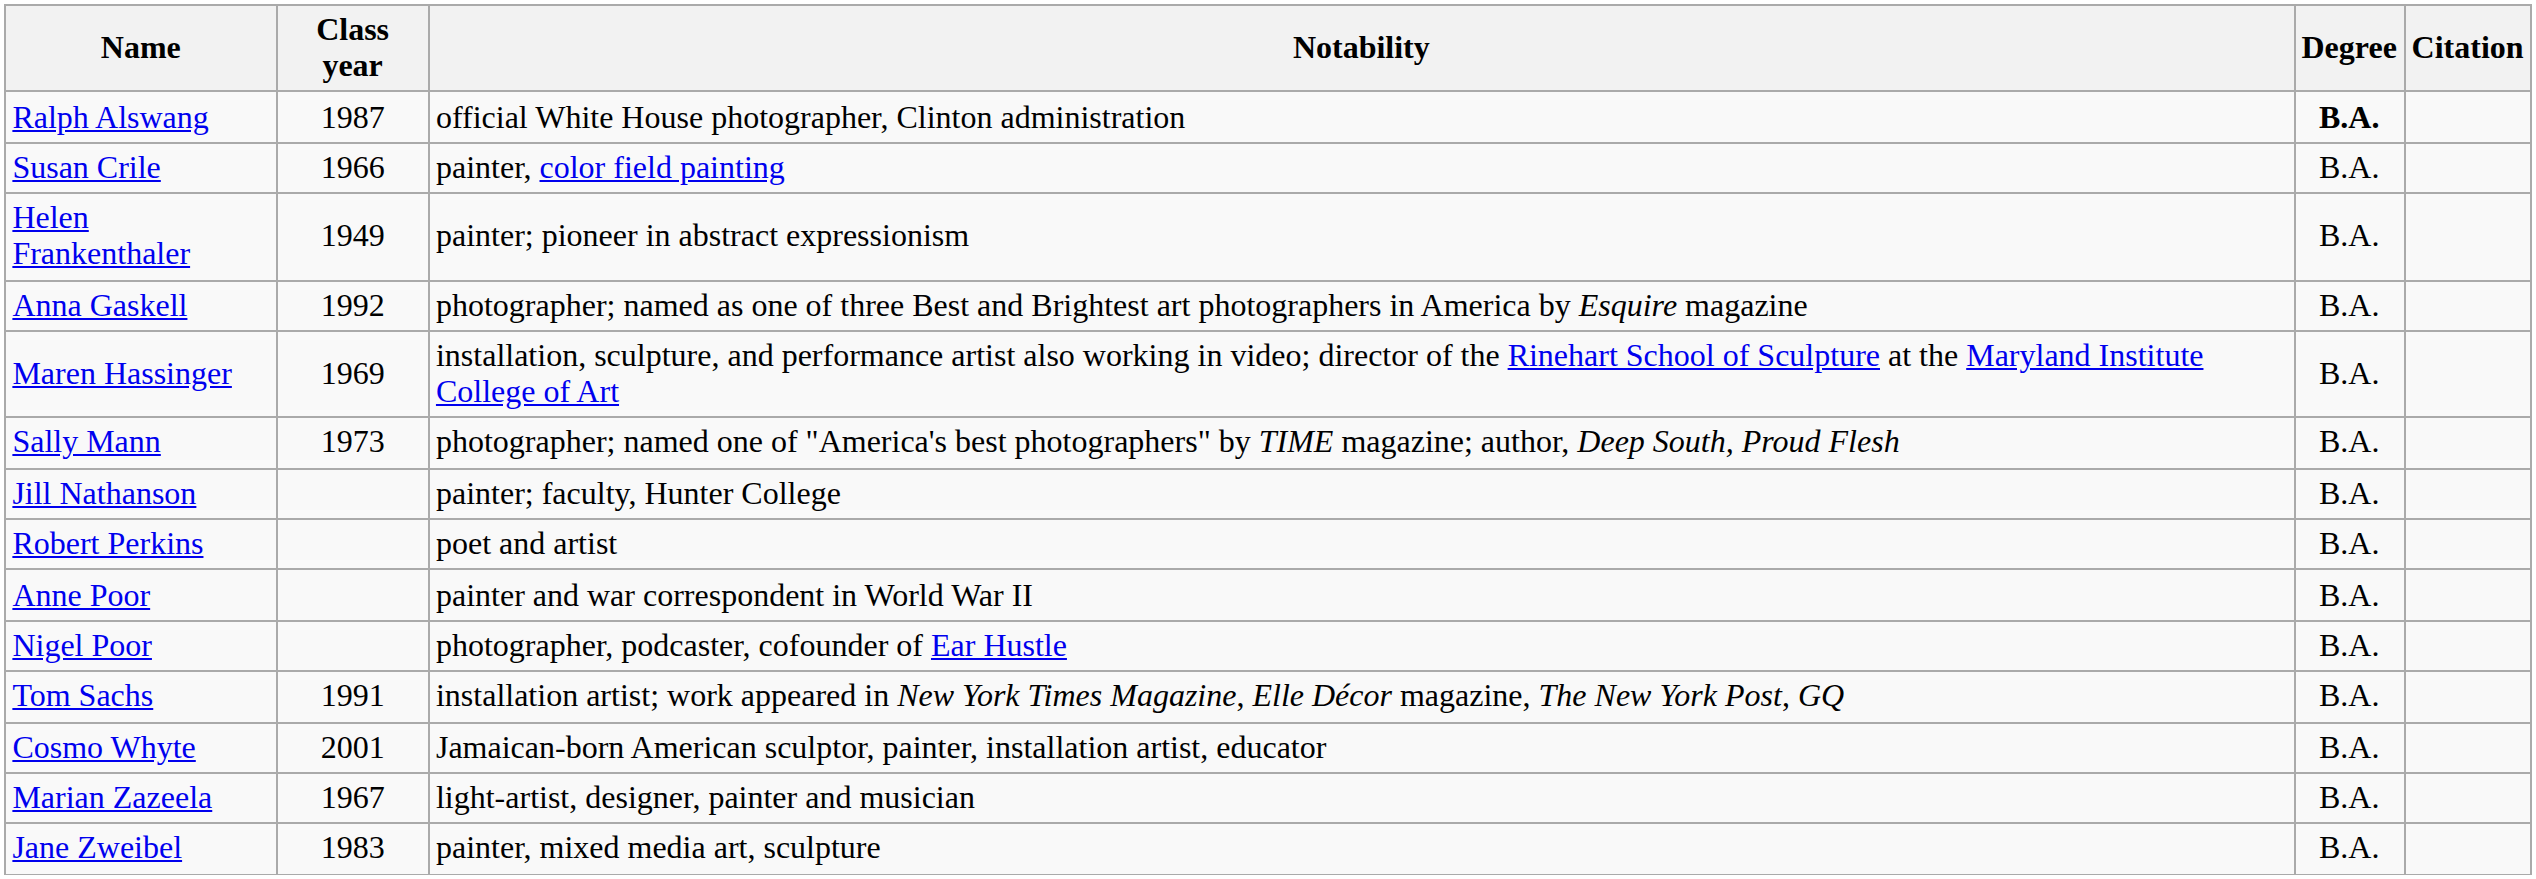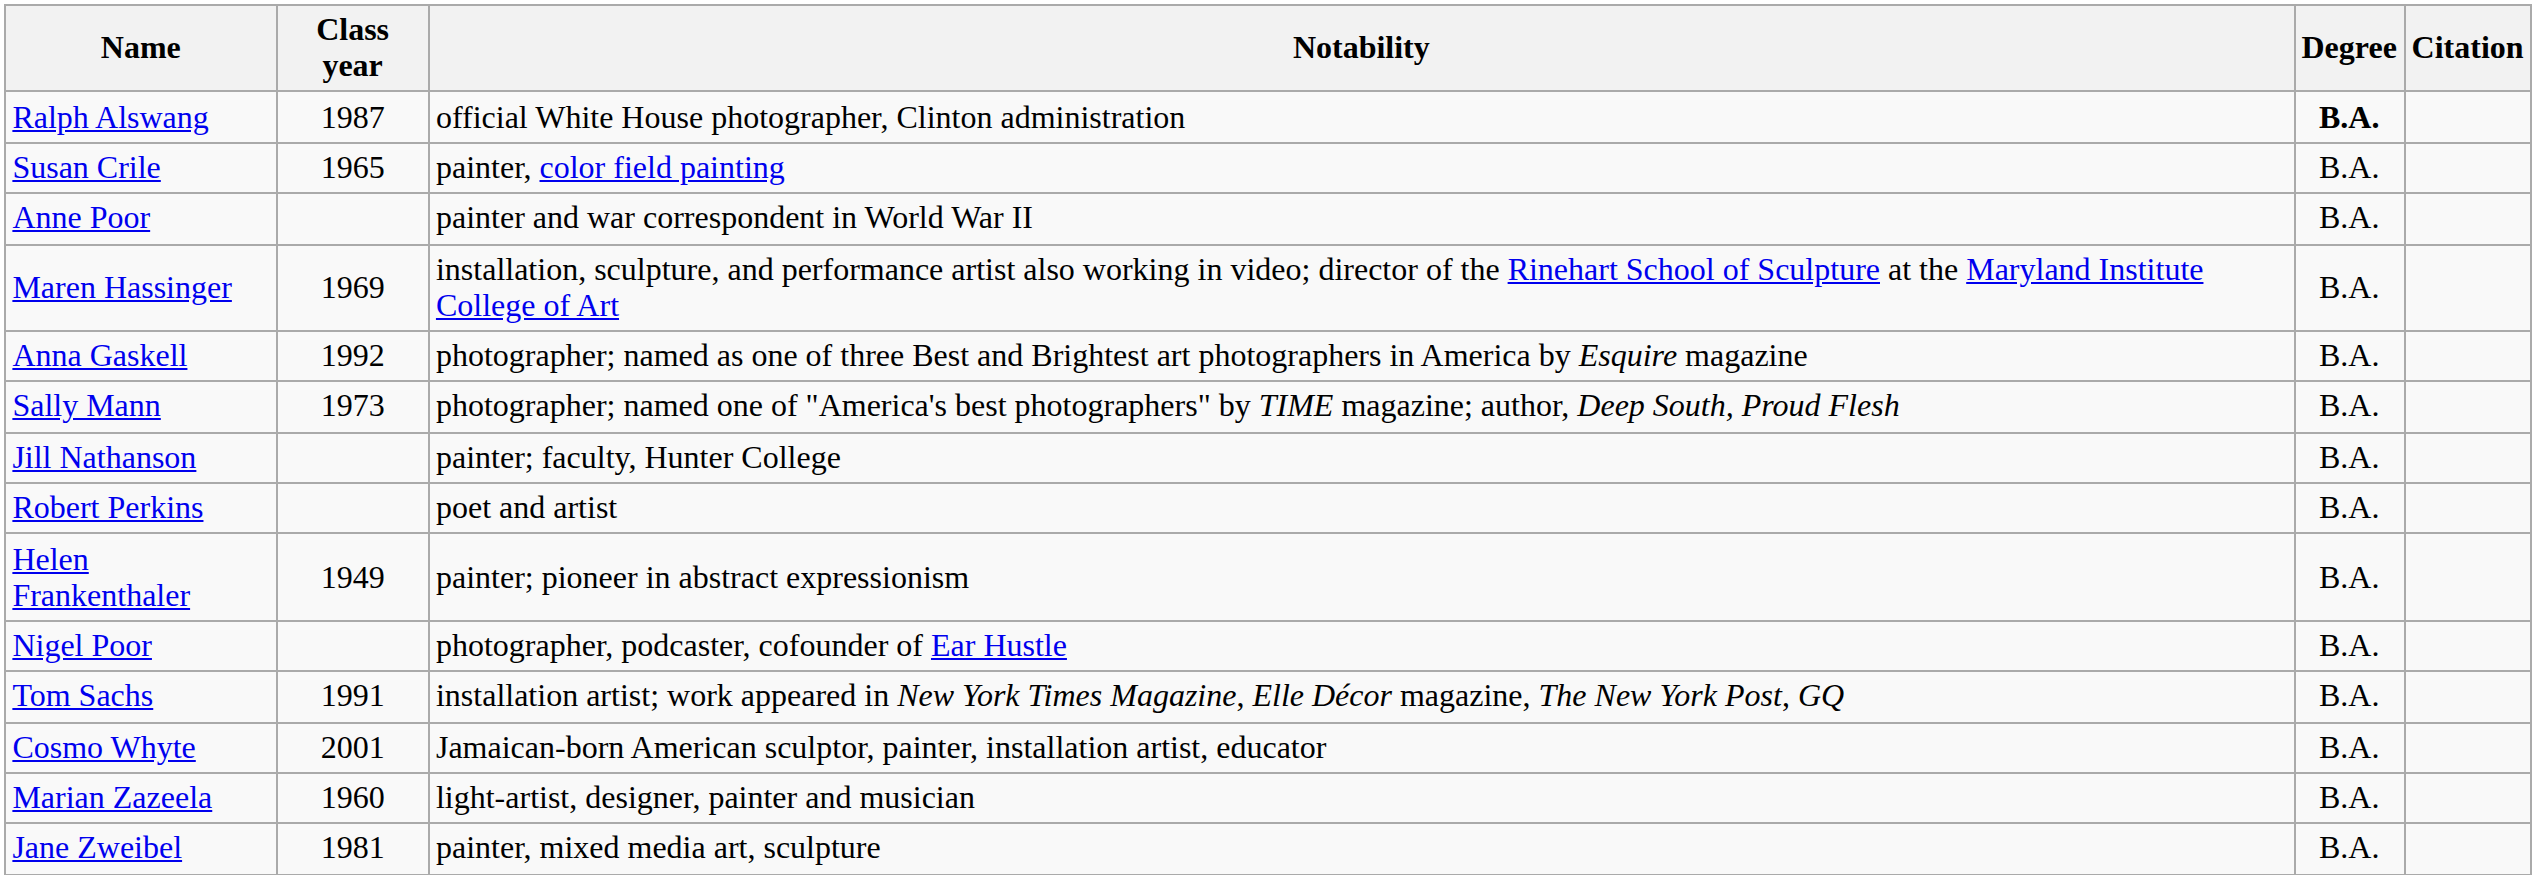(353, 167) 1966 -> (353, 167) 1965
rows swapped: (101, 236) <-> (81, 594)
rows swapped: (100, 304) <-> (122, 373)
(353, 797) 1967 -> (353, 797) 1960
(353, 848) 1983 -> (353, 848) 1981
